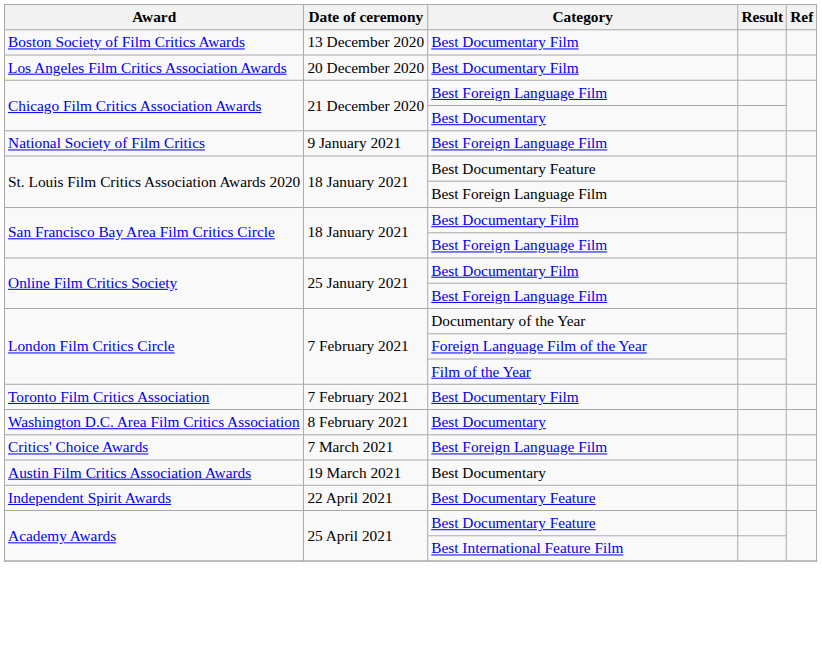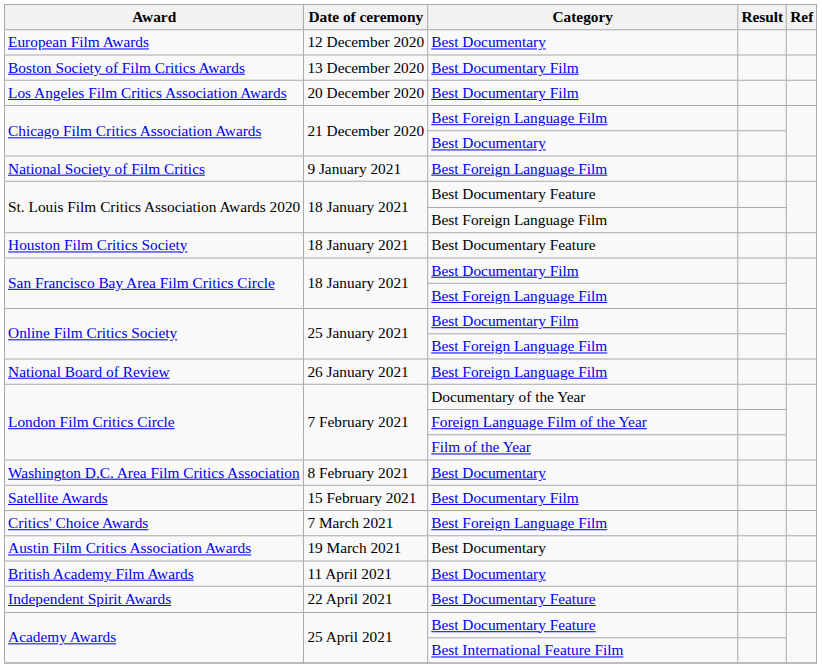+ row: (79, 42)
+ row: (98, 245)
+ row: (89, 371)
- row: (109, 397)
+ row: (58, 498)
+ row: (101, 574)
